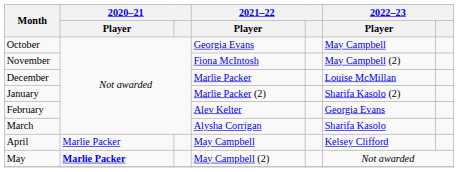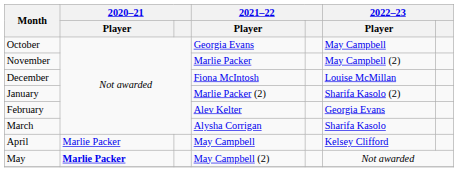(226, 61) Fiona McIntosh -> (222, 61) Marlie Packer
(222, 77) Marlie Packer -> (226, 77) Fiona McIntosh
